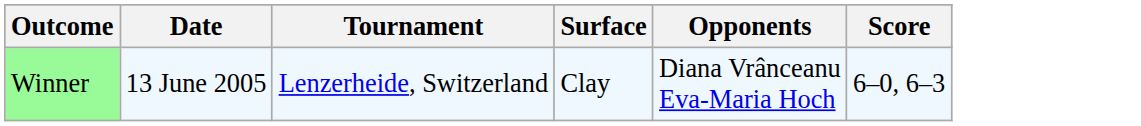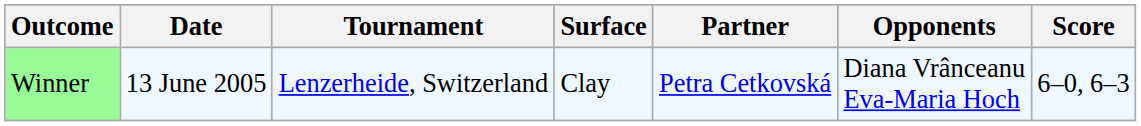+ column: (745, 25)
